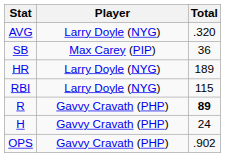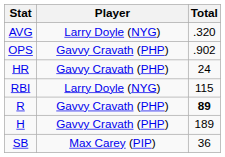rows swapped: (21, 143) <-> (21, 50)
(112, 69) Larry Doyle (NYG) -> (112, 69) Gavvy Cravath (PHP)
(204, 69) 189 -> (204, 69) 24
(204, 124) 24 -> (204, 124) 189
